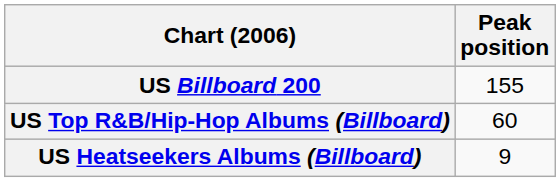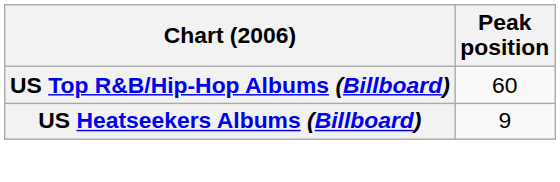- row: (230, 84)
